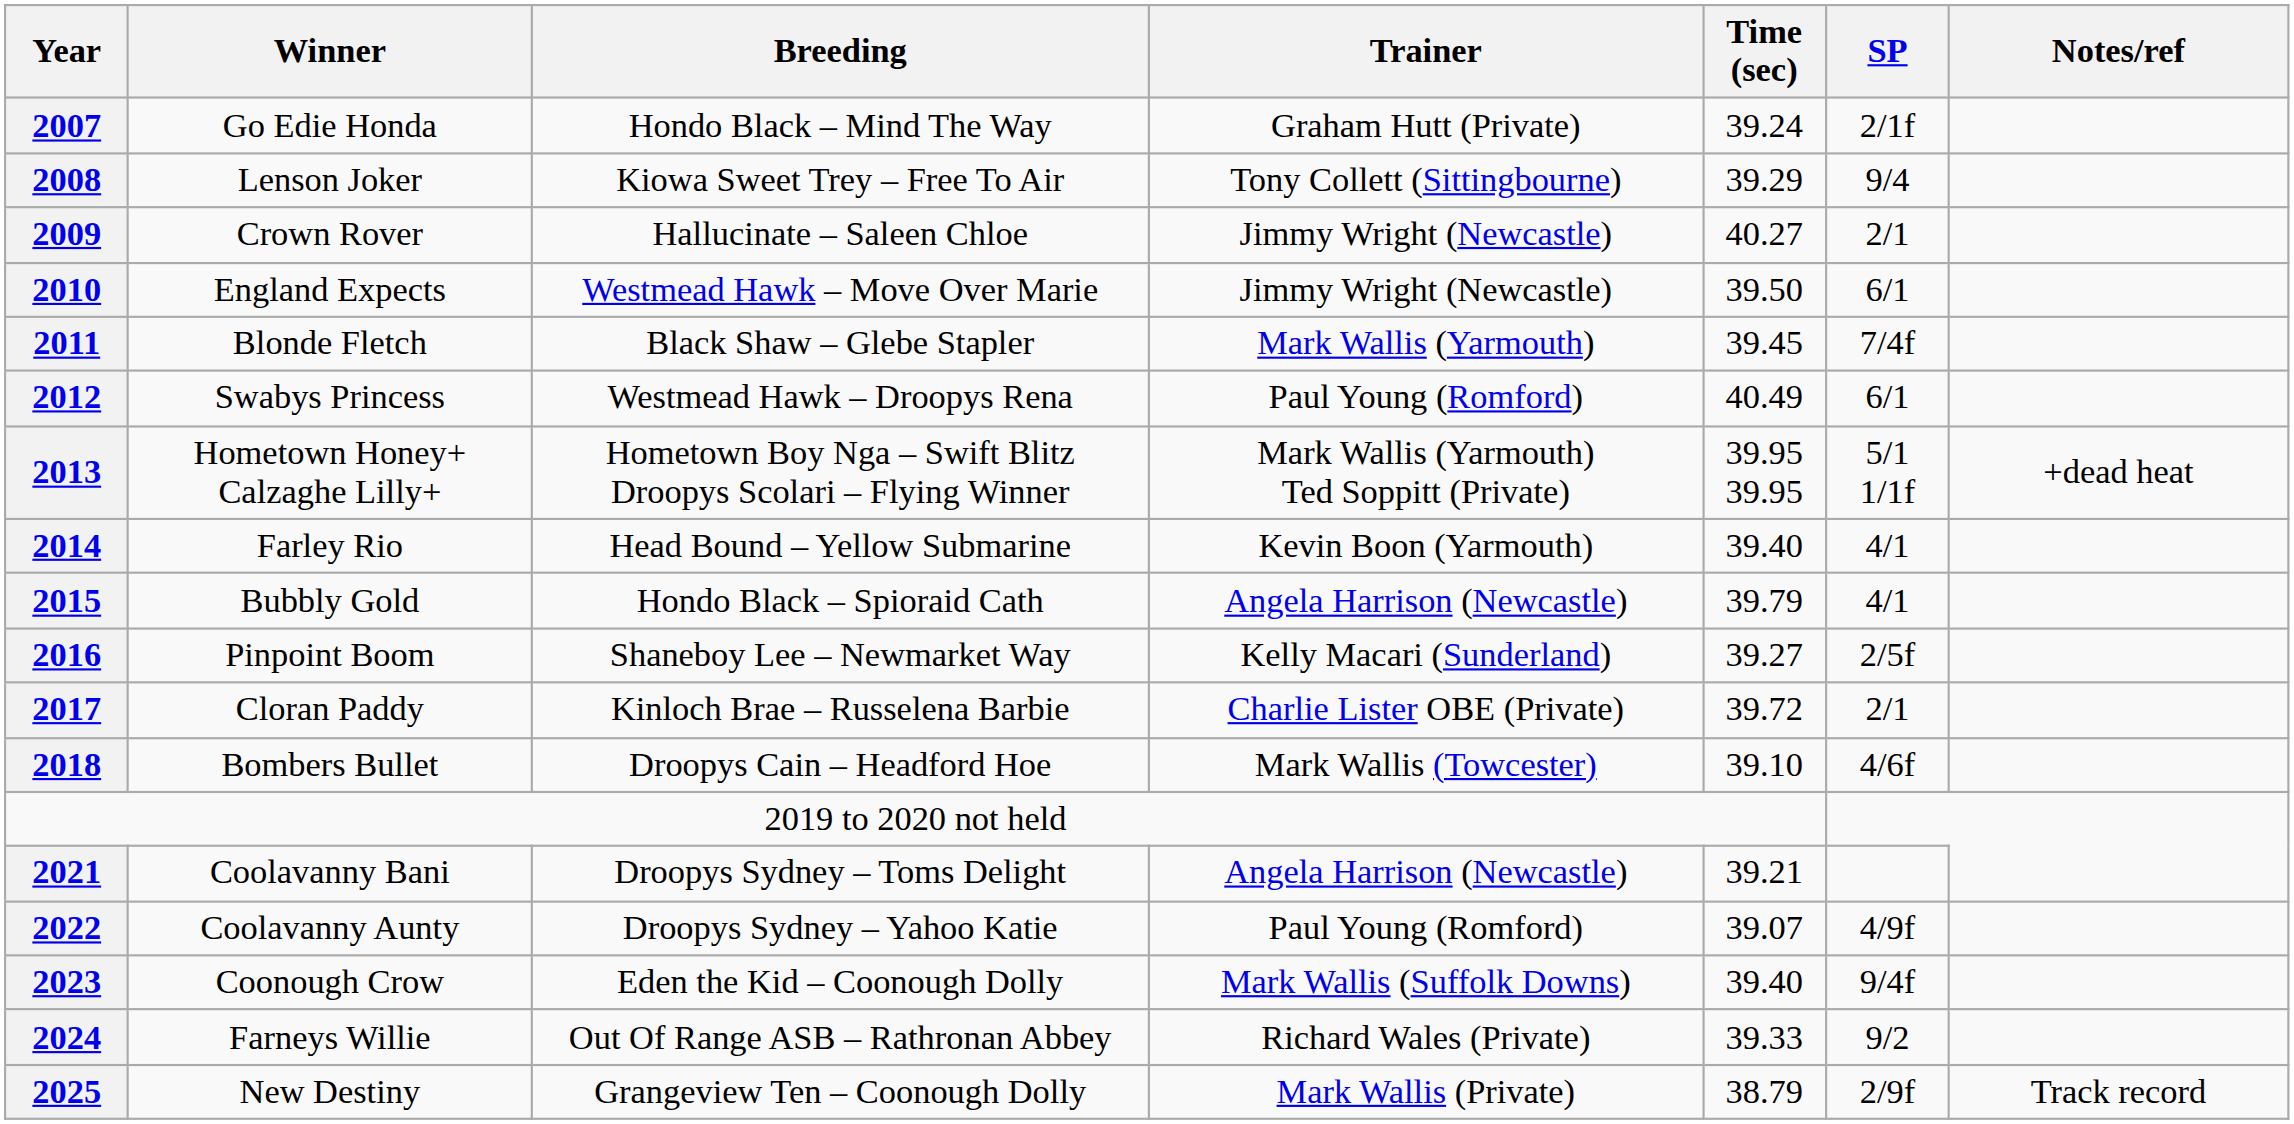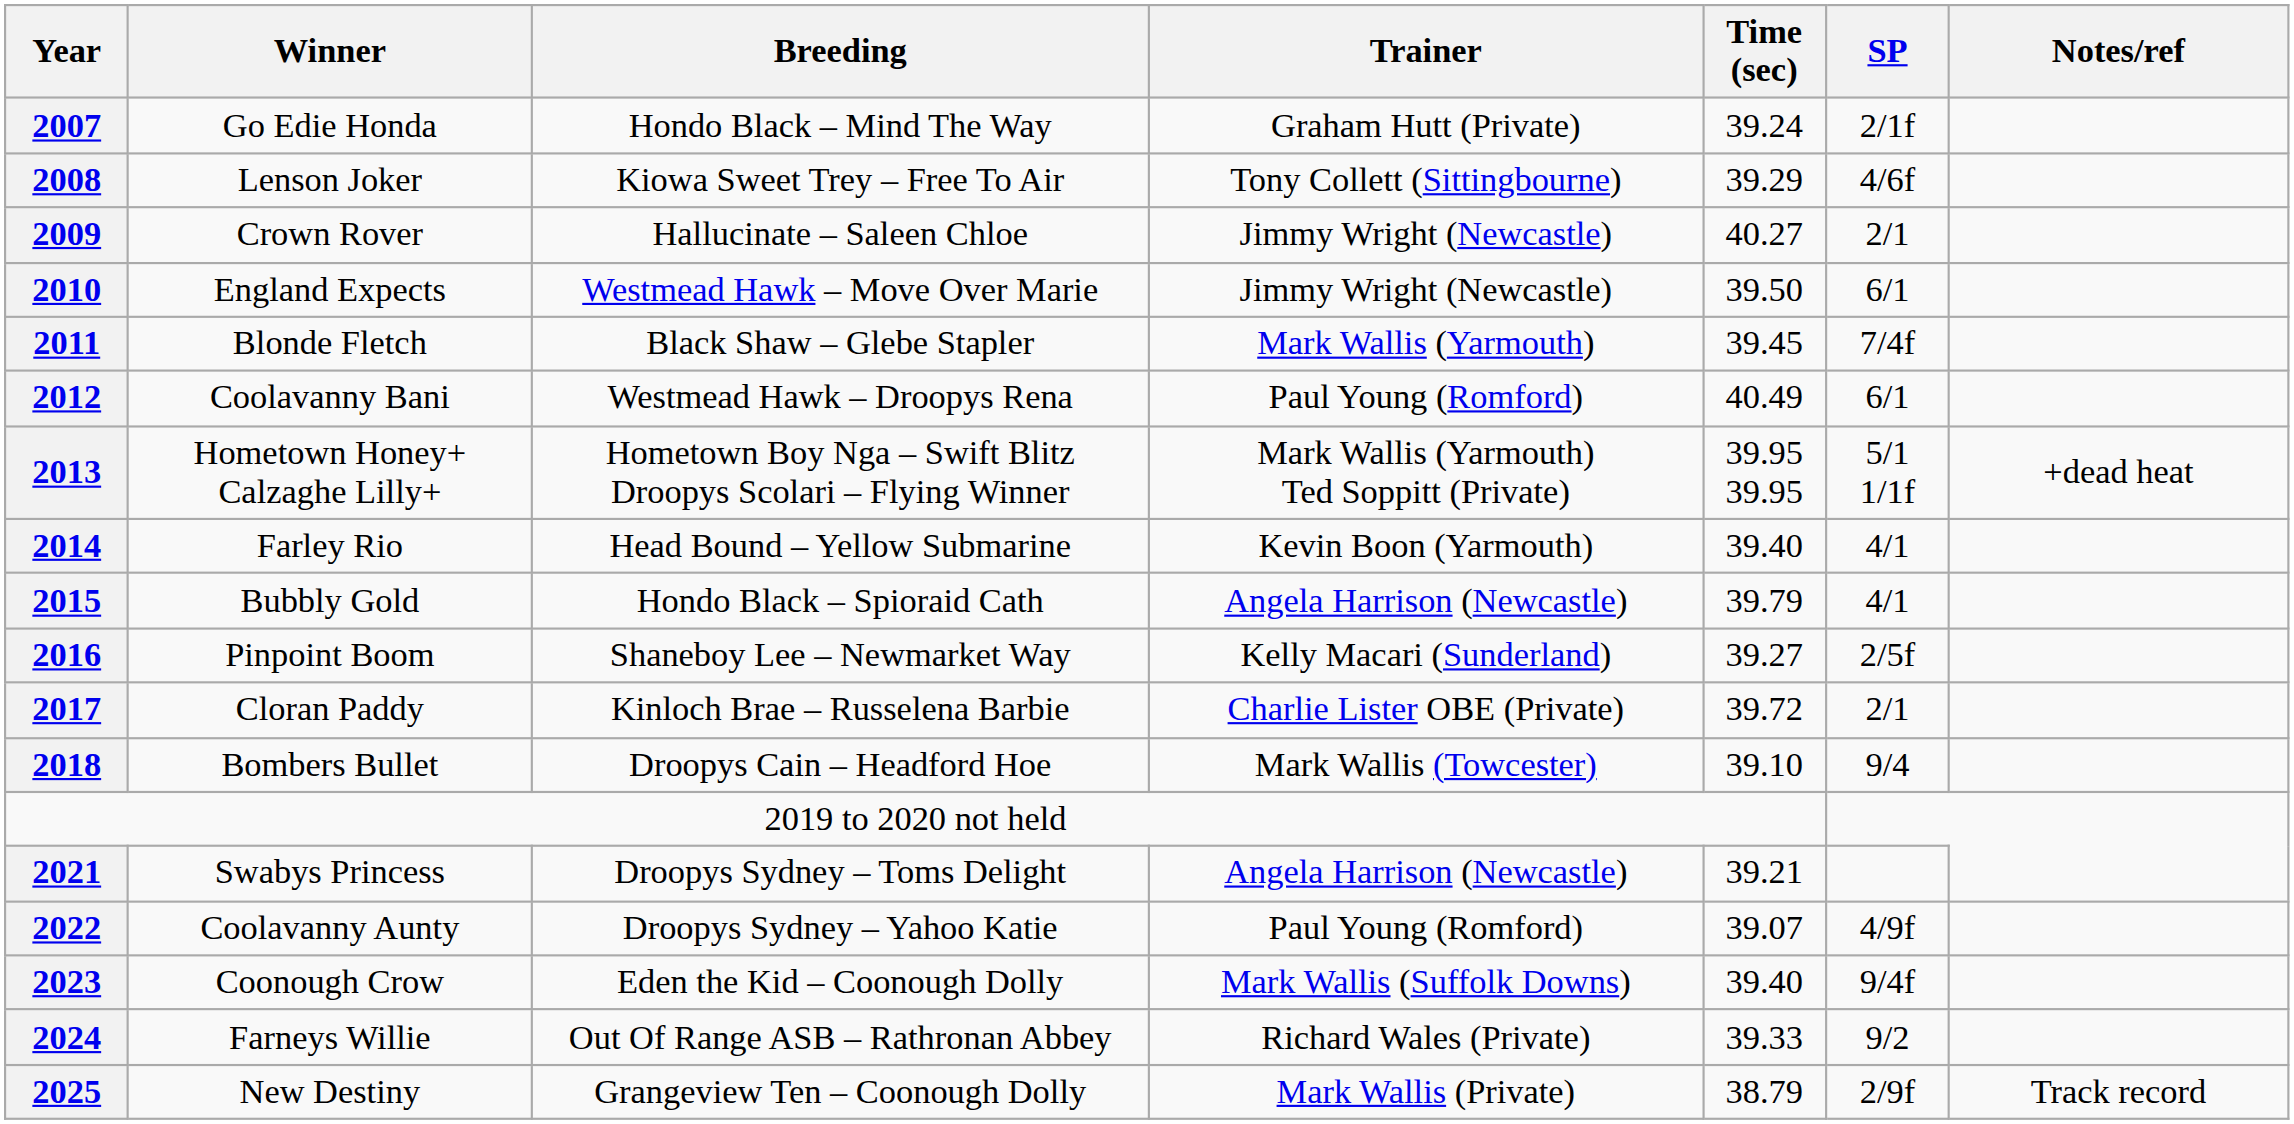(1888, 179) 9/4 -> (1888, 179) 4/6f
(330, 397) Swabys Princess -> (330, 397) Coolavanny Bani
(1888, 763) 4/6f -> (1888, 763) 9/4
(330, 872) Coolavanny Bani -> (330, 872) Swabys Princess
